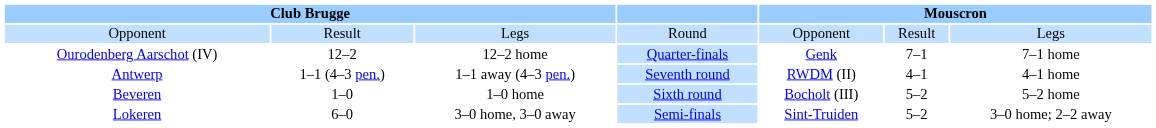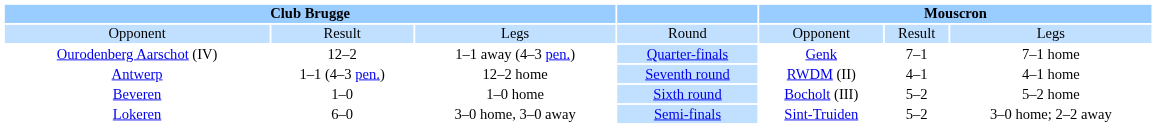(515, 54) 12–2 home -> (515, 54) 1–1 away (4–3 pen.)
(515, 74) 1–1 away (4–3 pen.) -> (515, 74) 12–2 home
